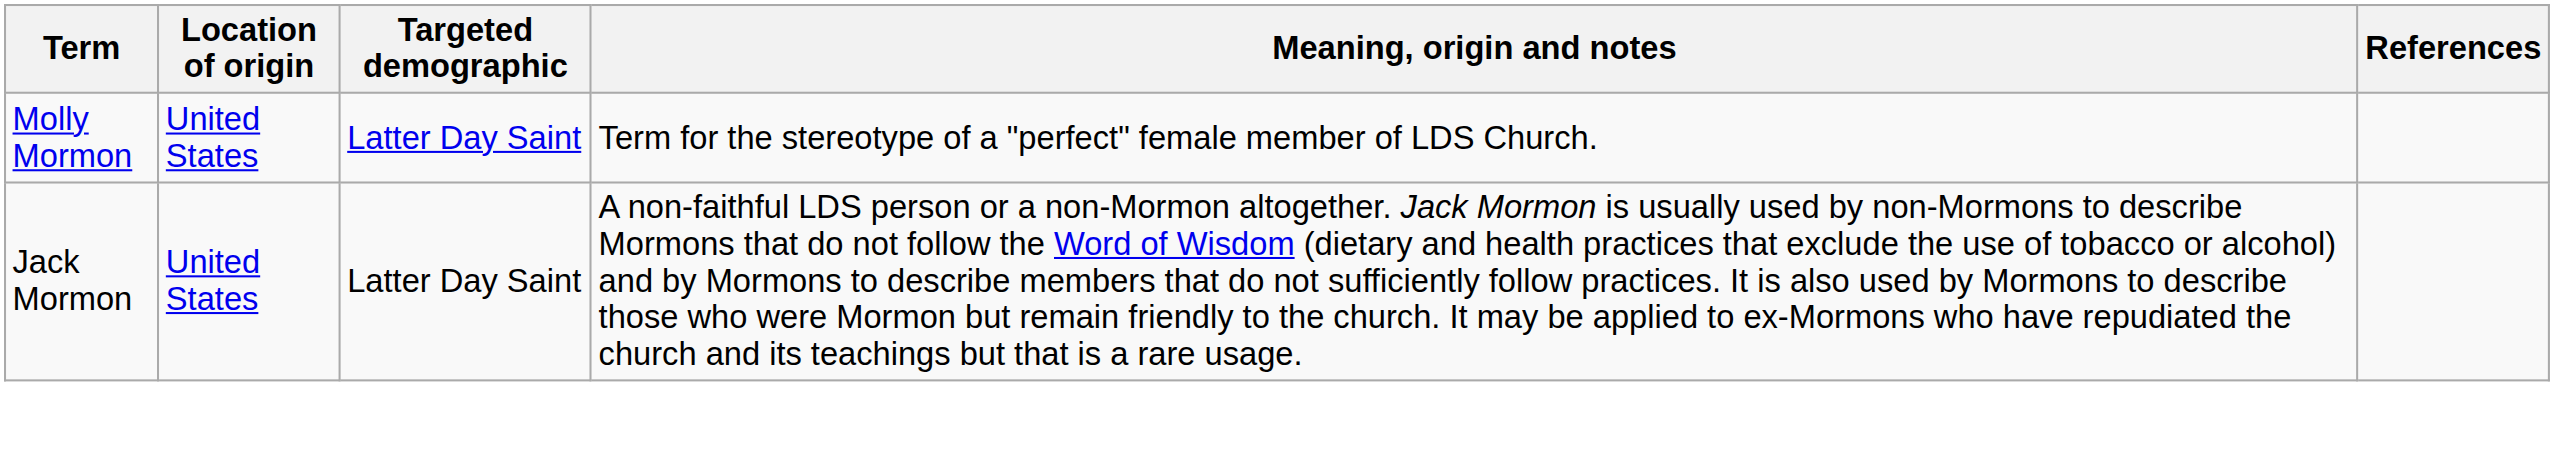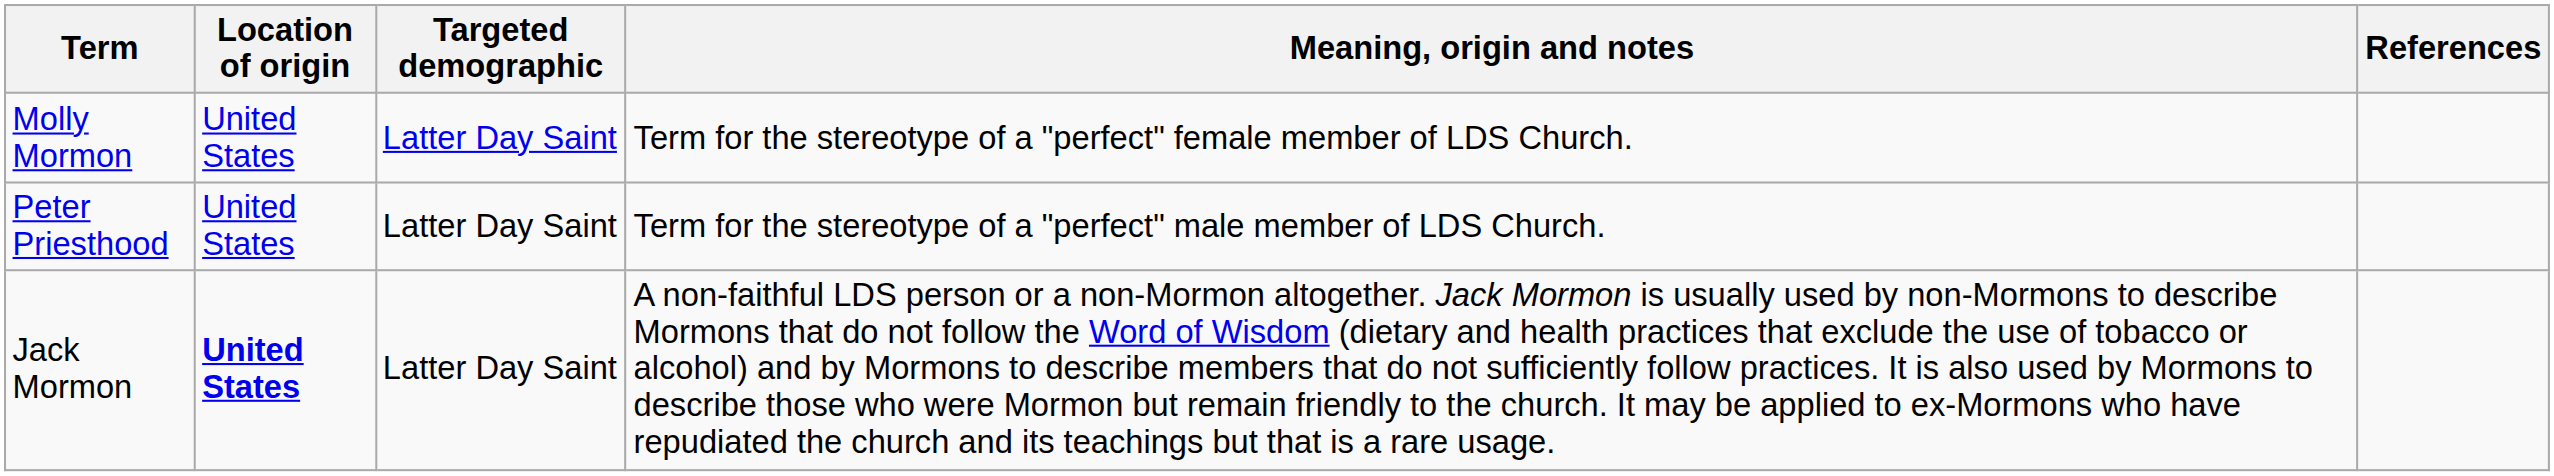+ row: (91, 225)
(213, 280) normal -> (253, 369) bold
